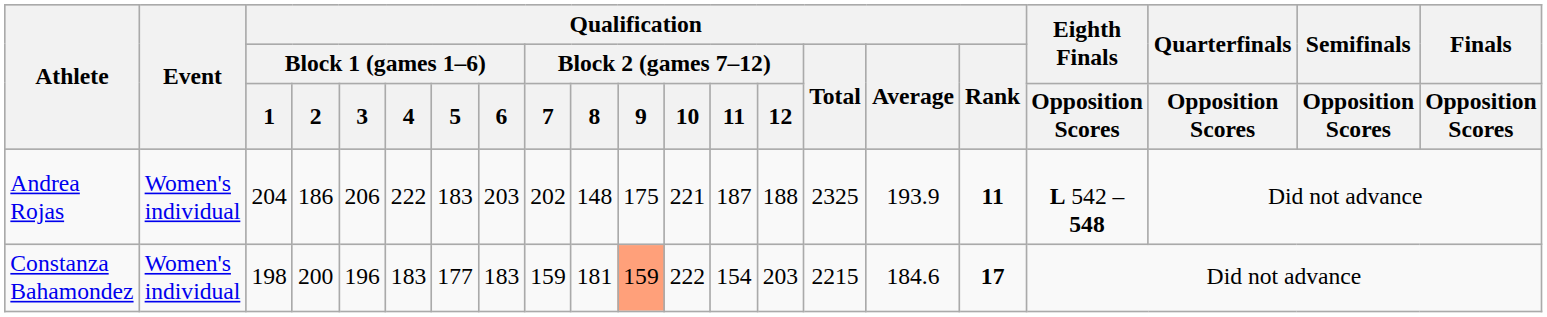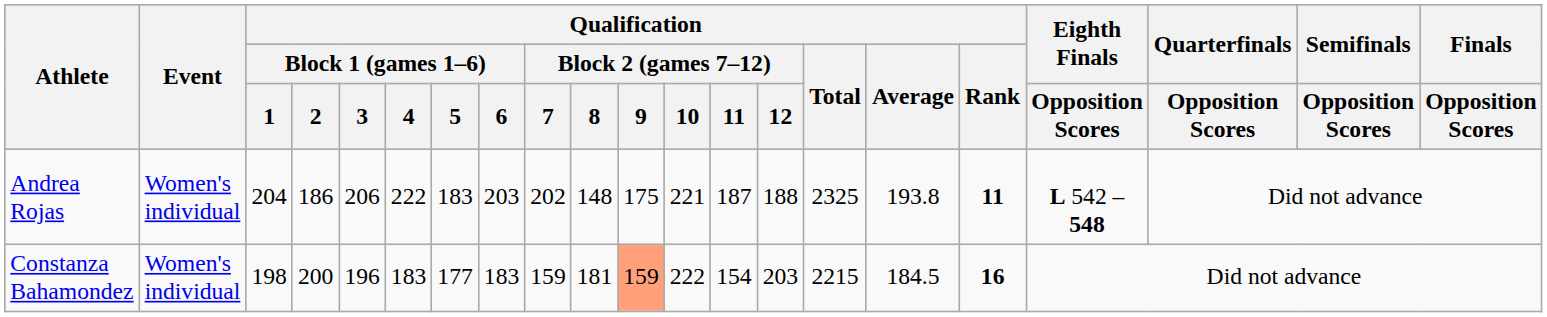(913, 196) 193.9 -> (913, 196) 193.8
(913, 277) 184.6 -> (913, 277) 184.5
(993, 277) 17 -> (993, 277) 16
